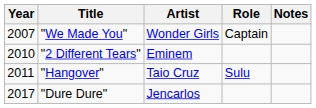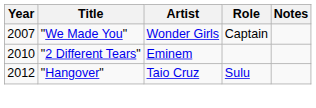(21, 73) 2011 -> (21, 73) 2012
- row: (74, 93)
